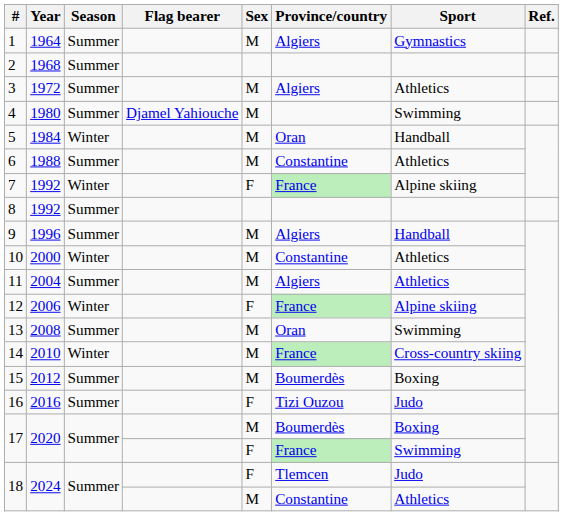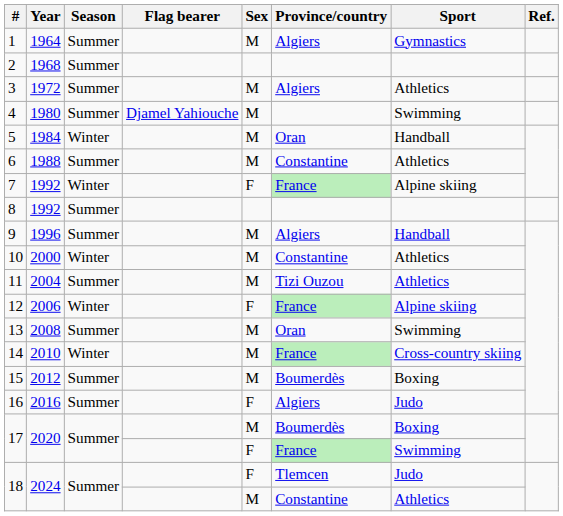(298, 281) Algiers -> (309, 281) Tizi Ouzou
(309, 402) Tizi Ouzou -> (298, 402) Algiers
